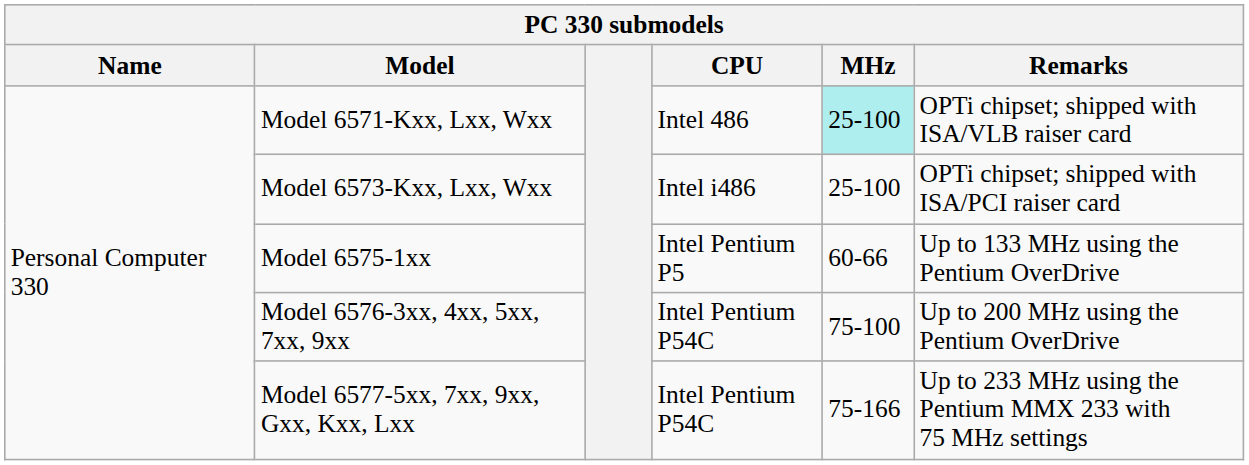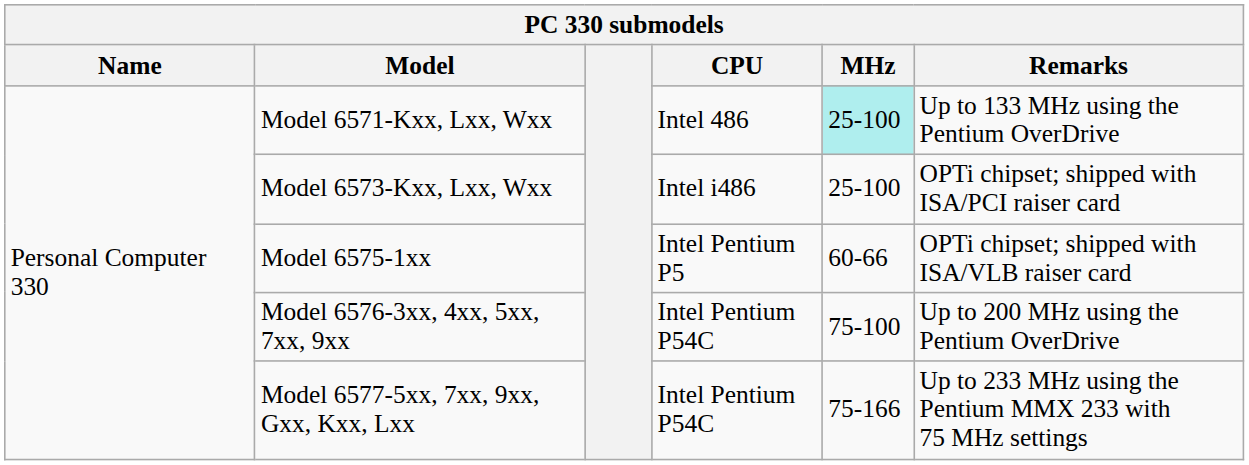(1058, 119) OPTi chipset; shipped with ISA/VLB raiser card -> (1049, 119) Up to 133 MHz using the Pentium OverDrive
(1049, 257) Up to 133 MHz using the Pentium OverDrive -> (1058, 257) OPTi chipset; shipped with ISA/VLB raiser card
